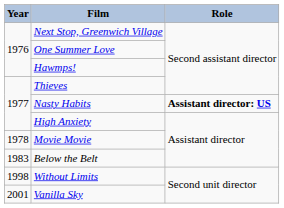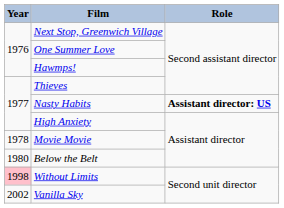(18, 158) 1983 -> (18, 158) 1980
(18, 176) no background -> (18, 176) pink background
(18, 194) 2001 -> (18, 194) 2002
